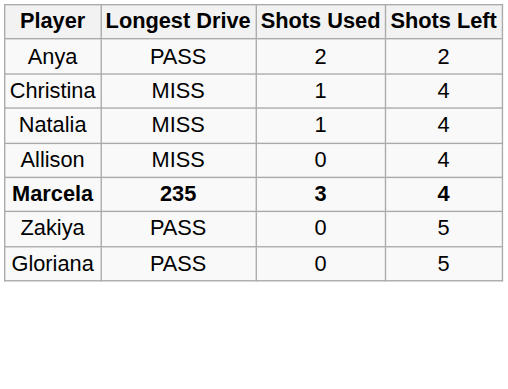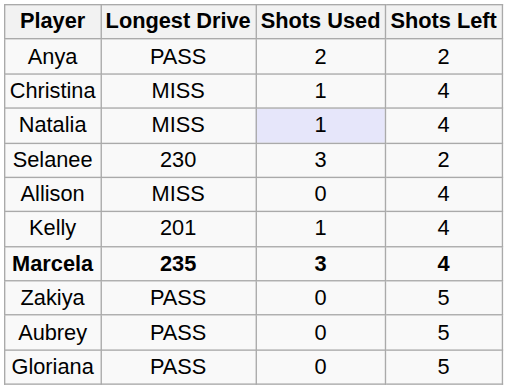(321, 125) no background -> (321, 125) lavender background
+ row: (53, 159)
+ row: (53, 228)
+ row: (53, 332)
